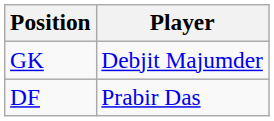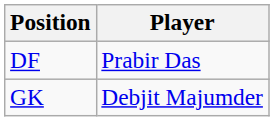rows swapped: (27, 60) <-> (25, 97)
